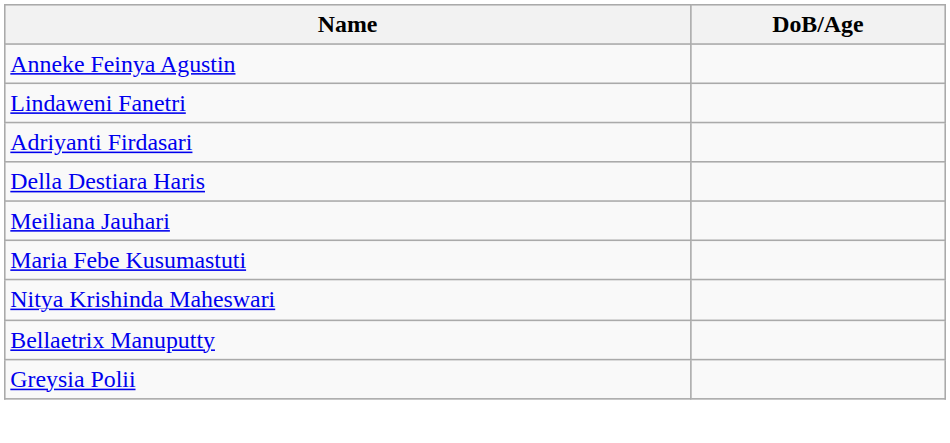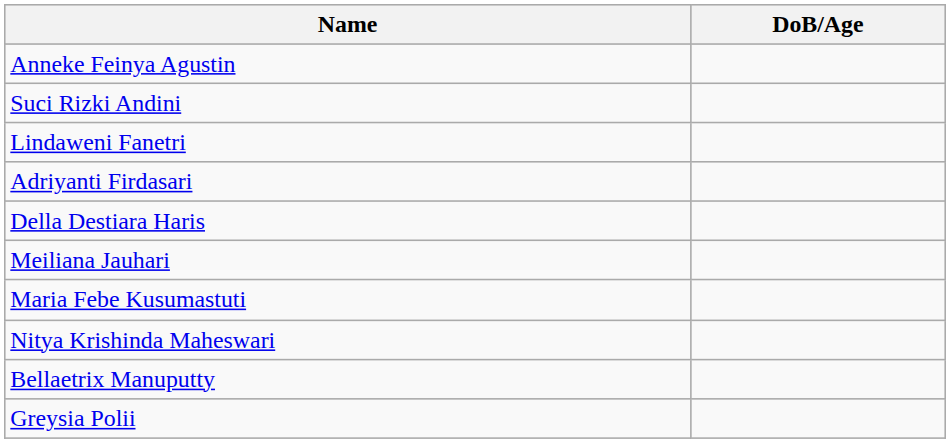+ row: (96, 103)
